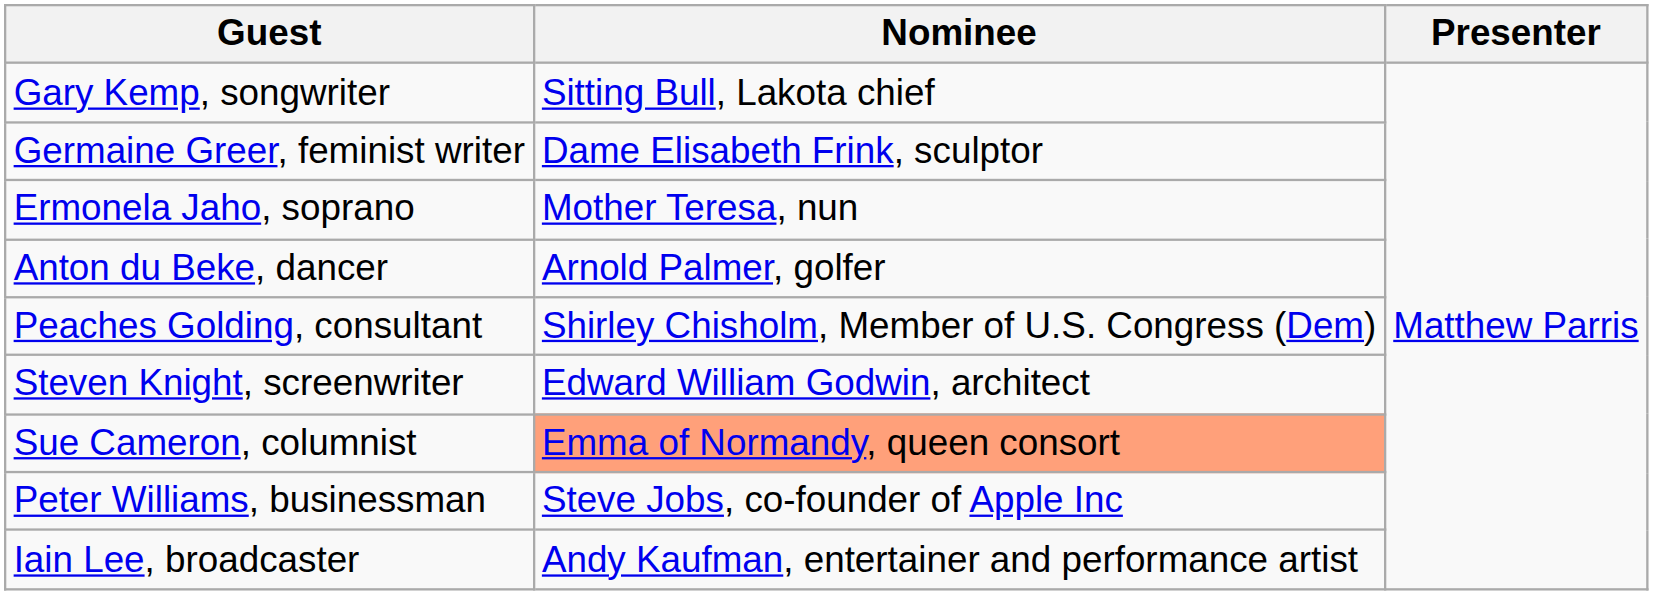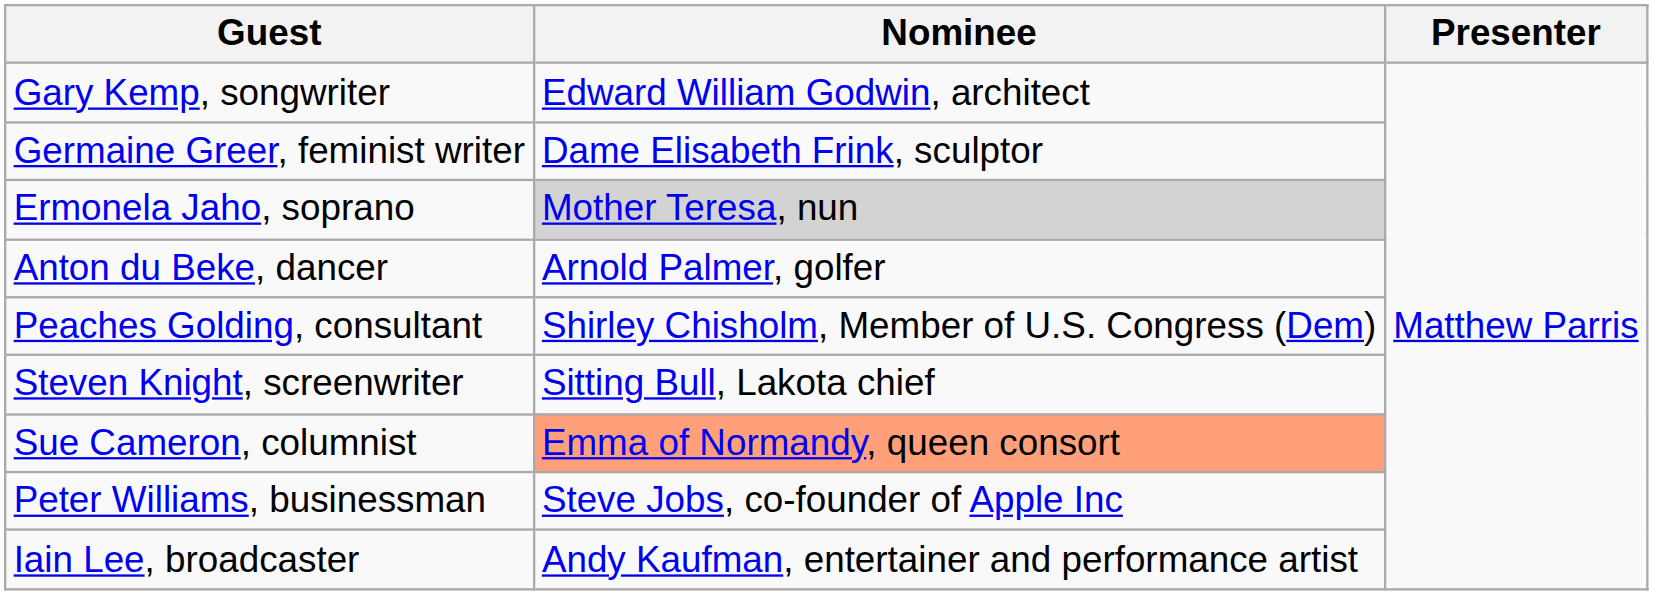(738, 92) Sitting Bull, Lakota chief -> (816, 92) Edward William Godwin, architect
(700, 208) no background -> (700, 208) lightgrey background
(816, 383) Edward William Godwin, architect -> (738, 383) Sitting Bull, Lakota chief
